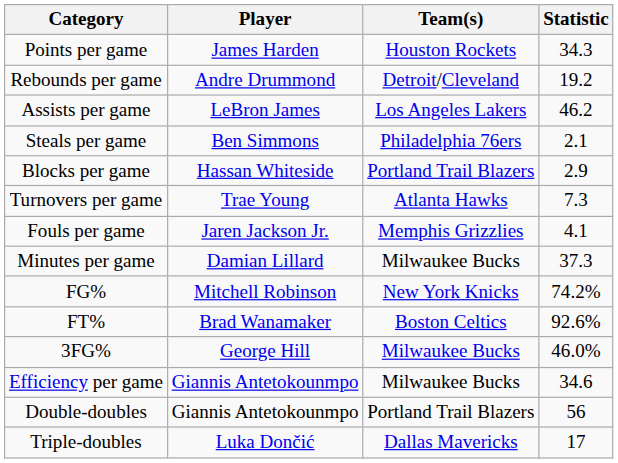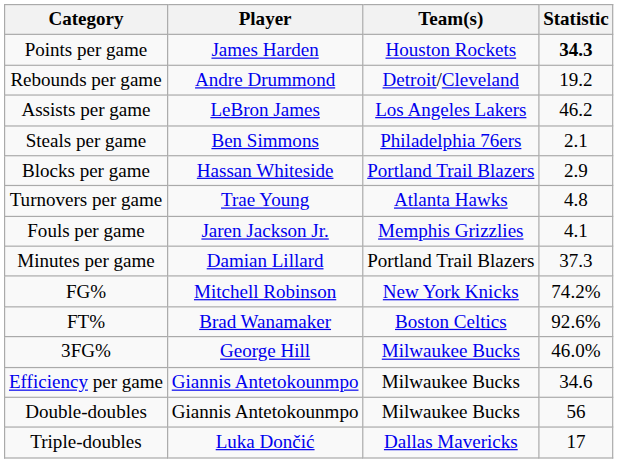(576, 49) normal -> (576, 49) bold
(576, 200) 7.3 -> (576, 200) 4.8
(451, 261) Milwaukee Bucks -> (451, 261) Portland Trail Blazers
(451, 412) Portland Trail Blazers -> (451, 412) Milwaukee Bucks
